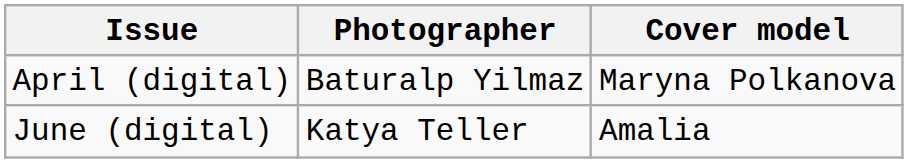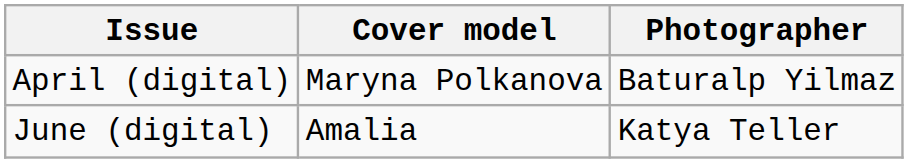columns swapped: (748, 30) <-> (445, 30)
